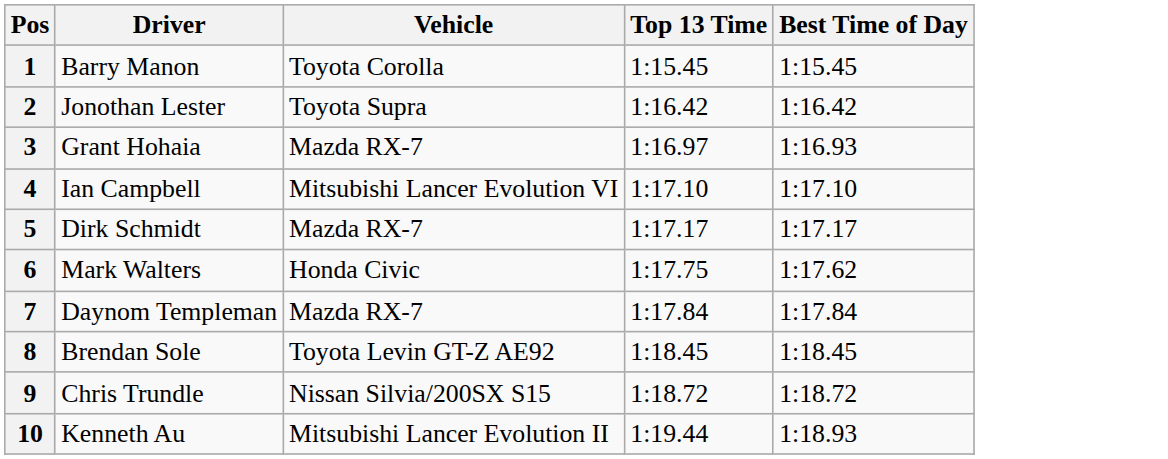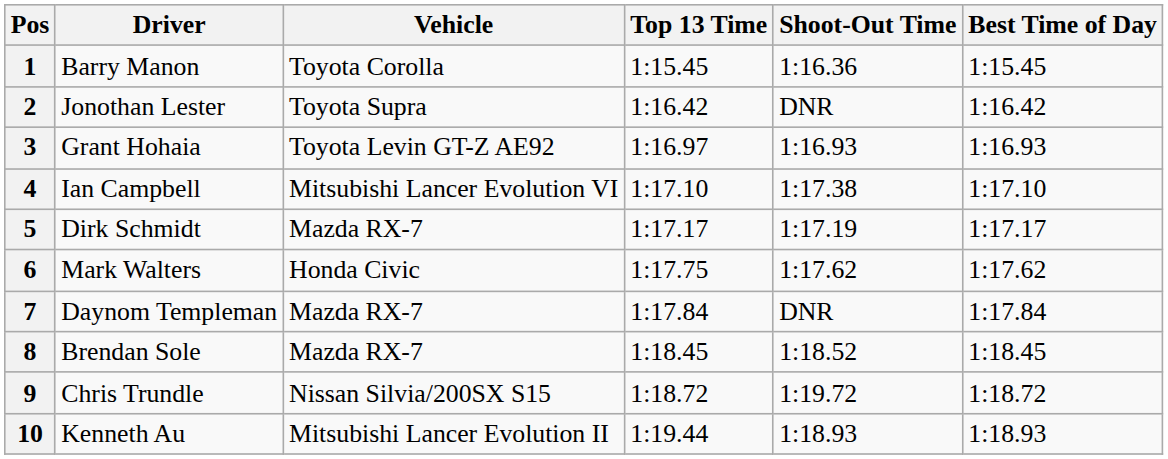+ column: (868, 24)
(356, 147) Mazda RX-7 -> (422, 147) Toyota Levin GT-Z AE92
(422, 351) Toyota Levin GT-Z AE92 -> (356, 351) Mazda RX-7
